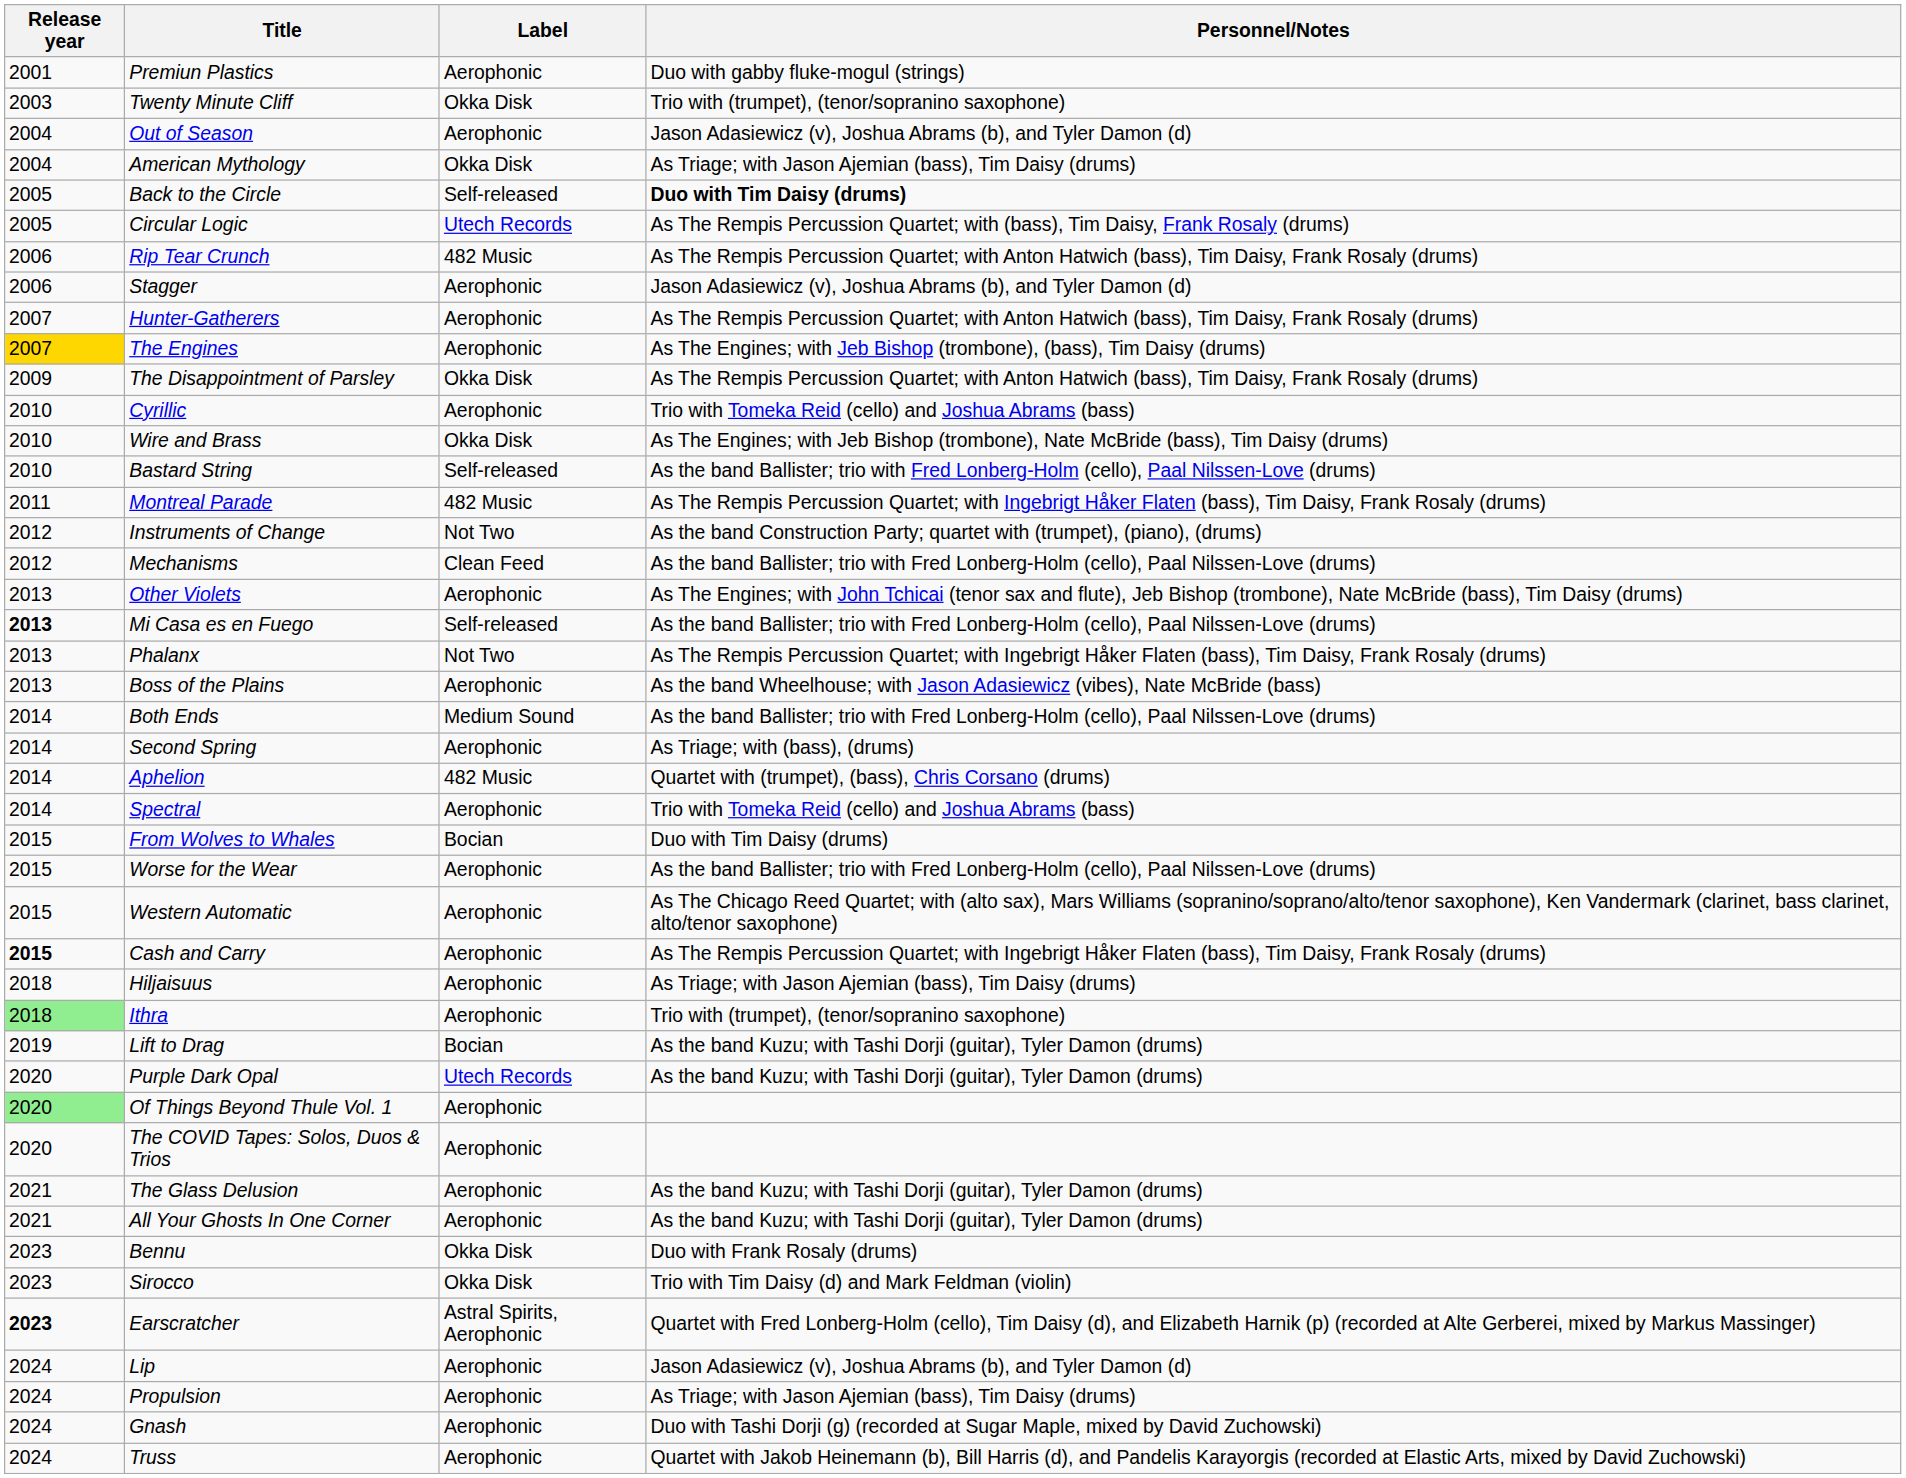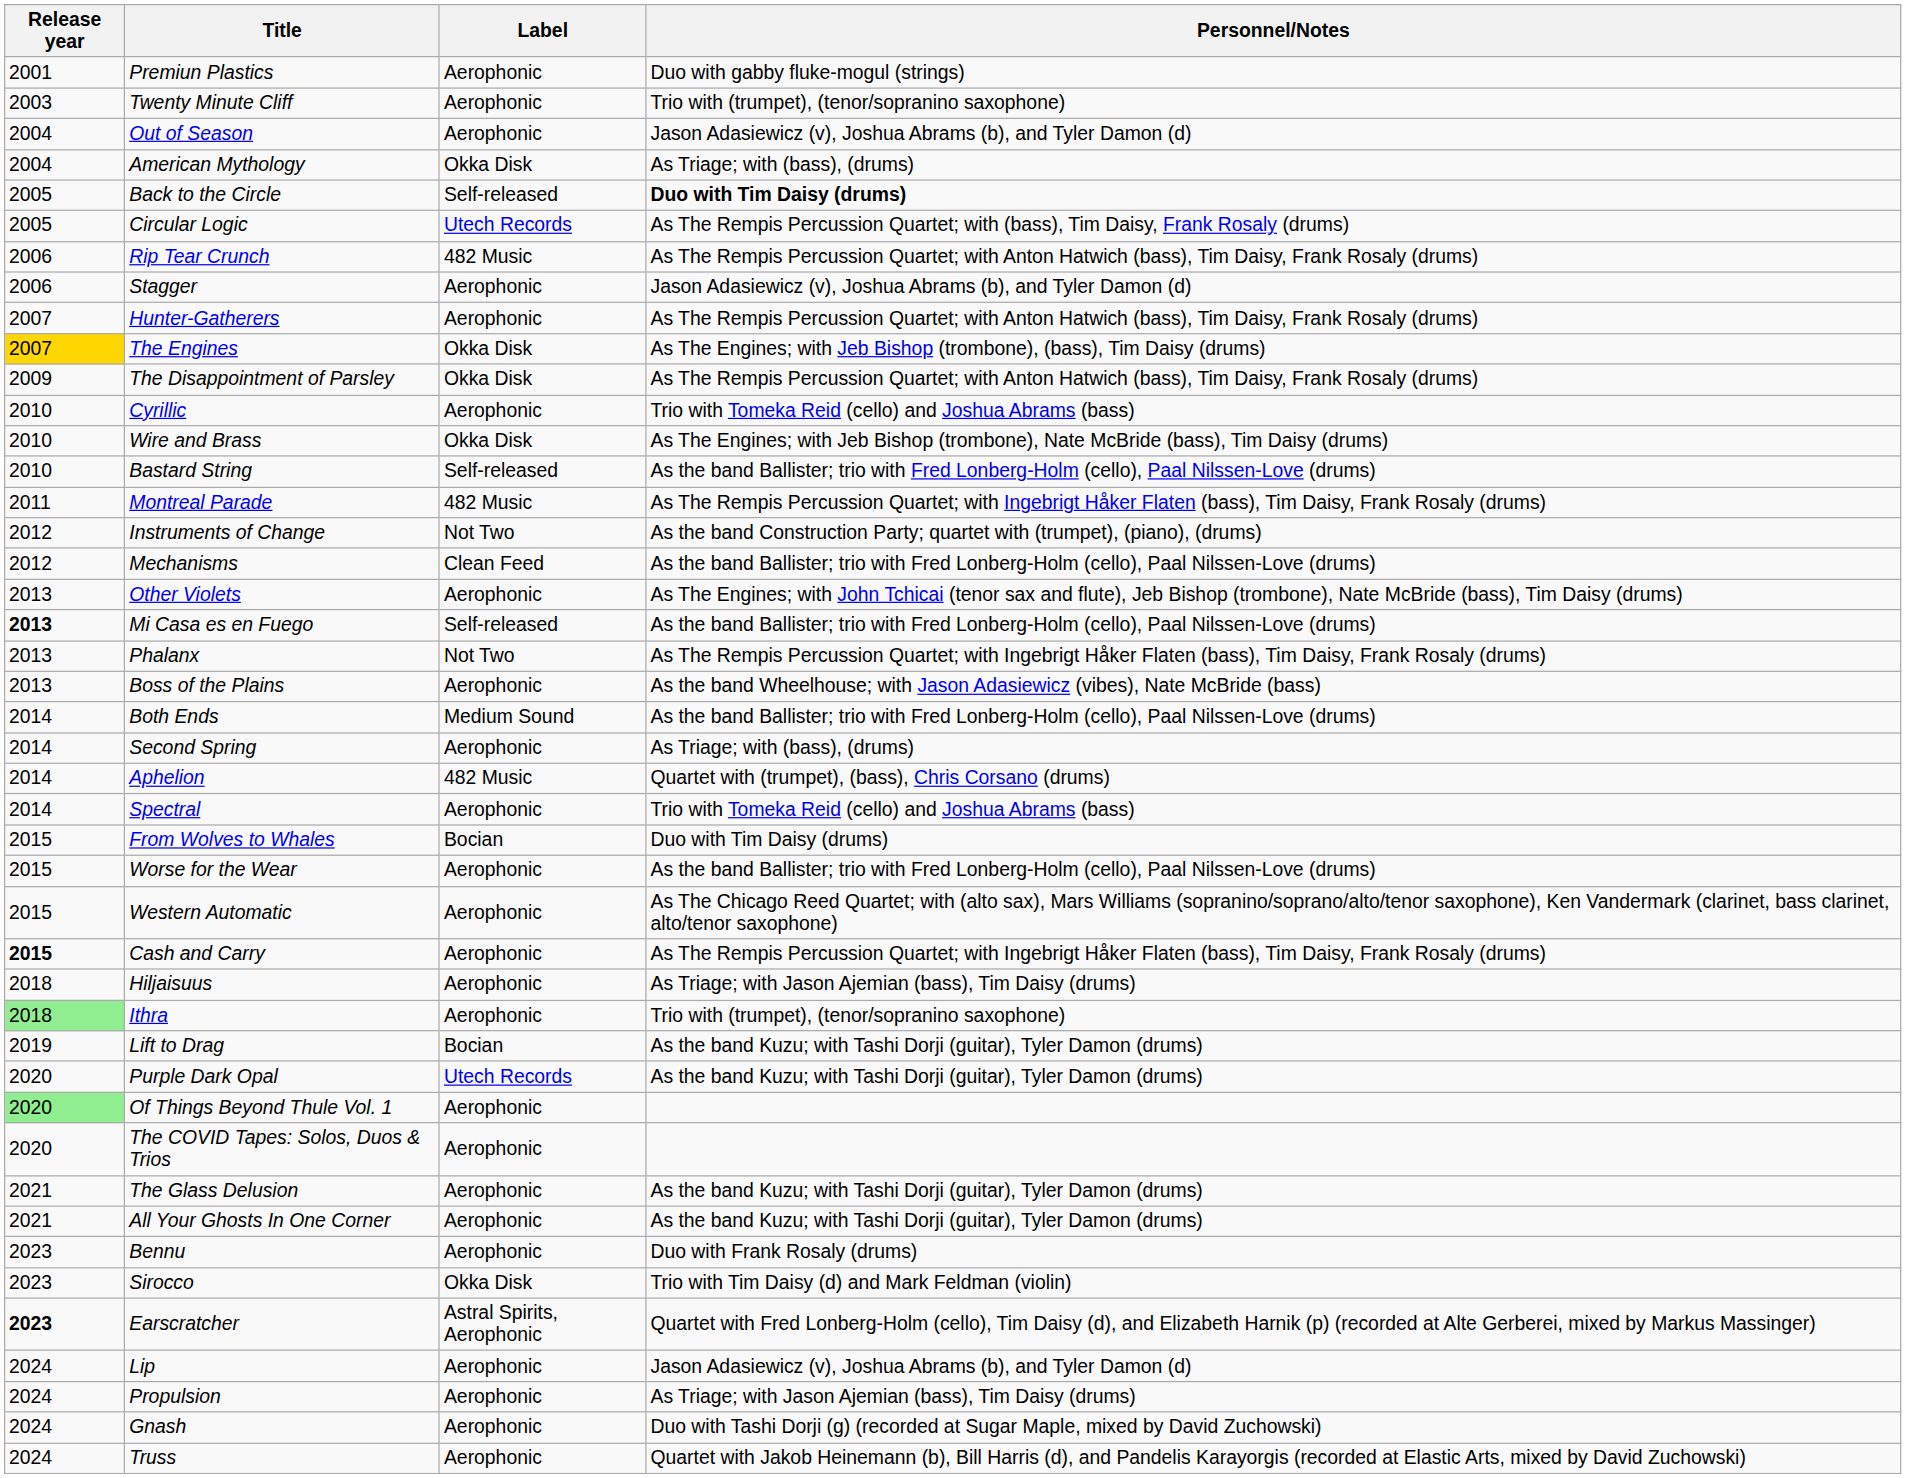(488, 103) Okka Disk -> (493, 103) Aerophonic
(893, 164) As Triage; with Jason Ajemian (bass), Tim Daisy (drums) -> (782, 164) As Triage; with (bass), (drums)
(493, 348) Aerophonic -> (488, 348) Okka Disk
(488, 1251) Okka Disk -> (493, 1251) Aerophonic
